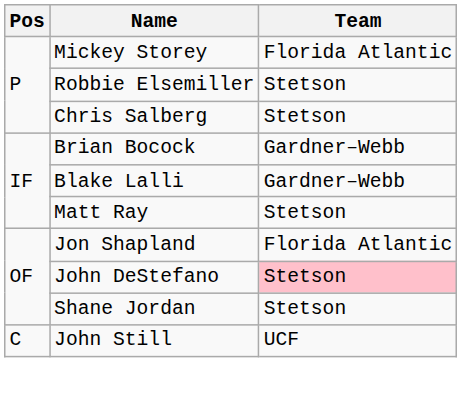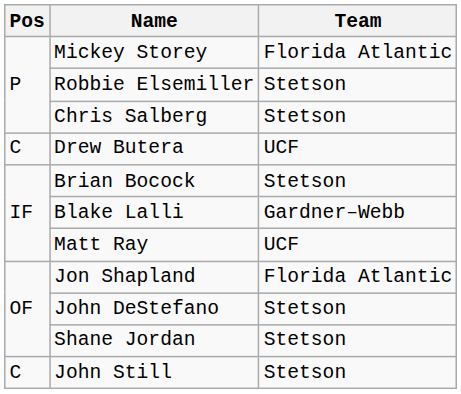+ row: (119, 149)
(334, 149) Gardner–Webb -> (305, 181) Stetson
(305, 213) Stetson -> (281, 245) UCF
(305, 277) pink background -> (305, 309) no background
(281, 341) UCF -> (305, 373) Stetson
